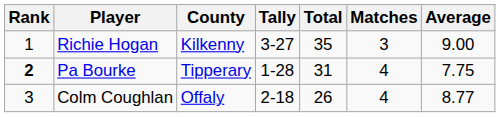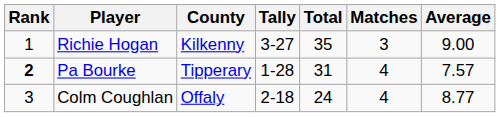(458, 71) 7.75 -> (458, 71) 7.57
(323, 97) 26 -> (323, 97) 24
